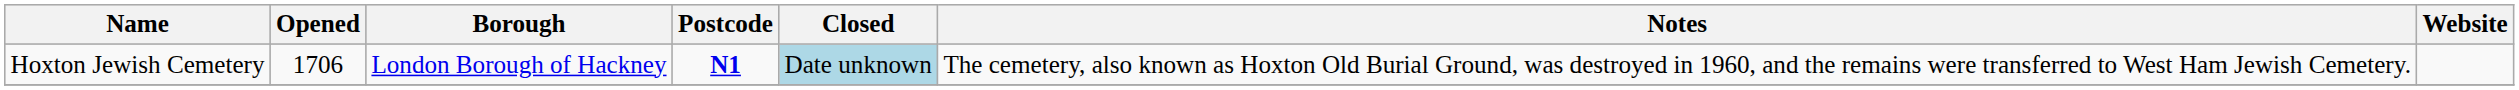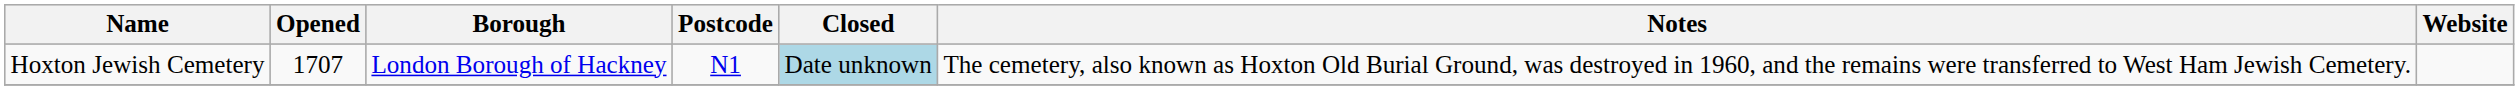(318, 64) 1706 -> (318, 64) 1707
(726, 64) bold -> (726, 64) normal
